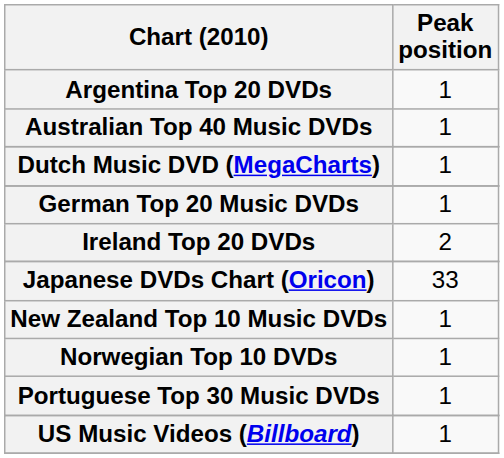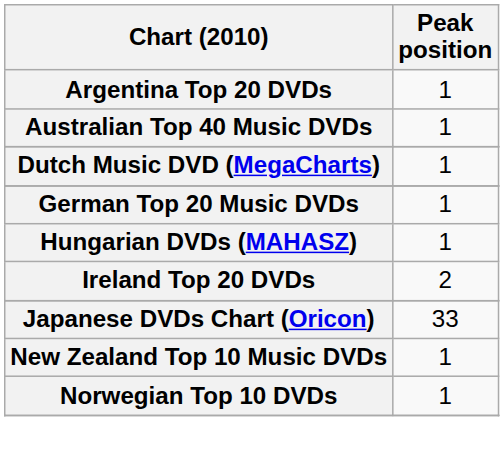+ row: (199, 242)
- row: (199, 395)
- row: (199, 434)
